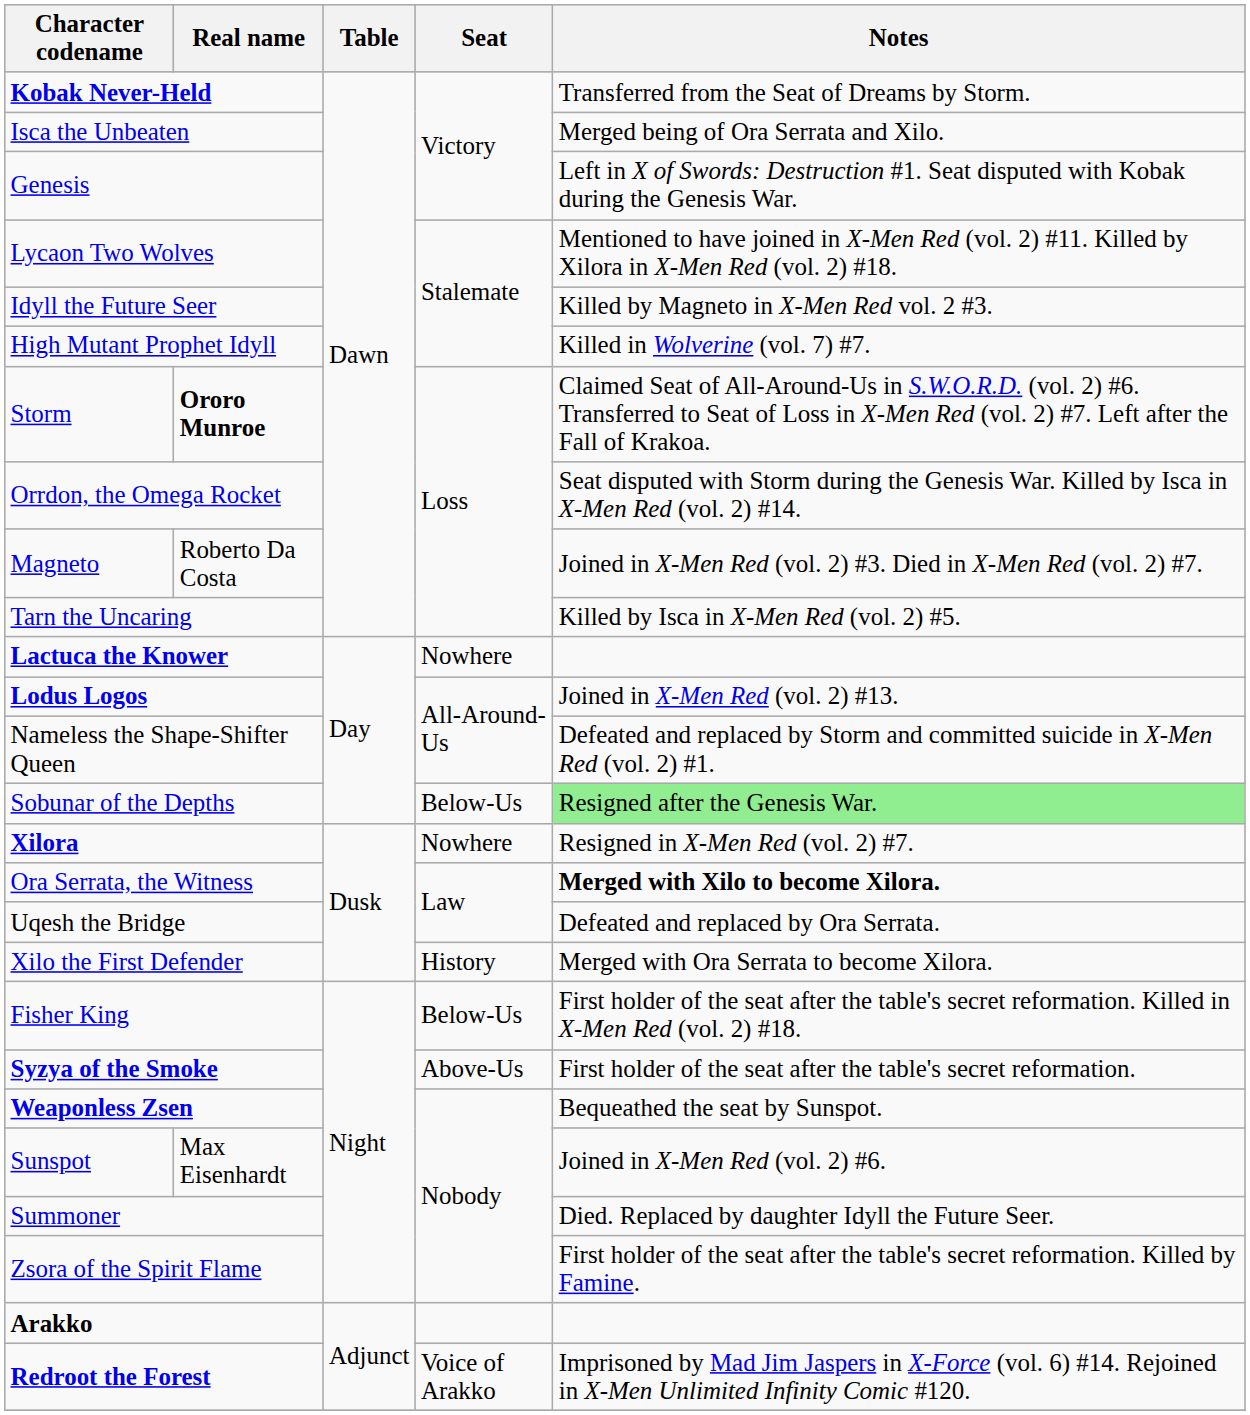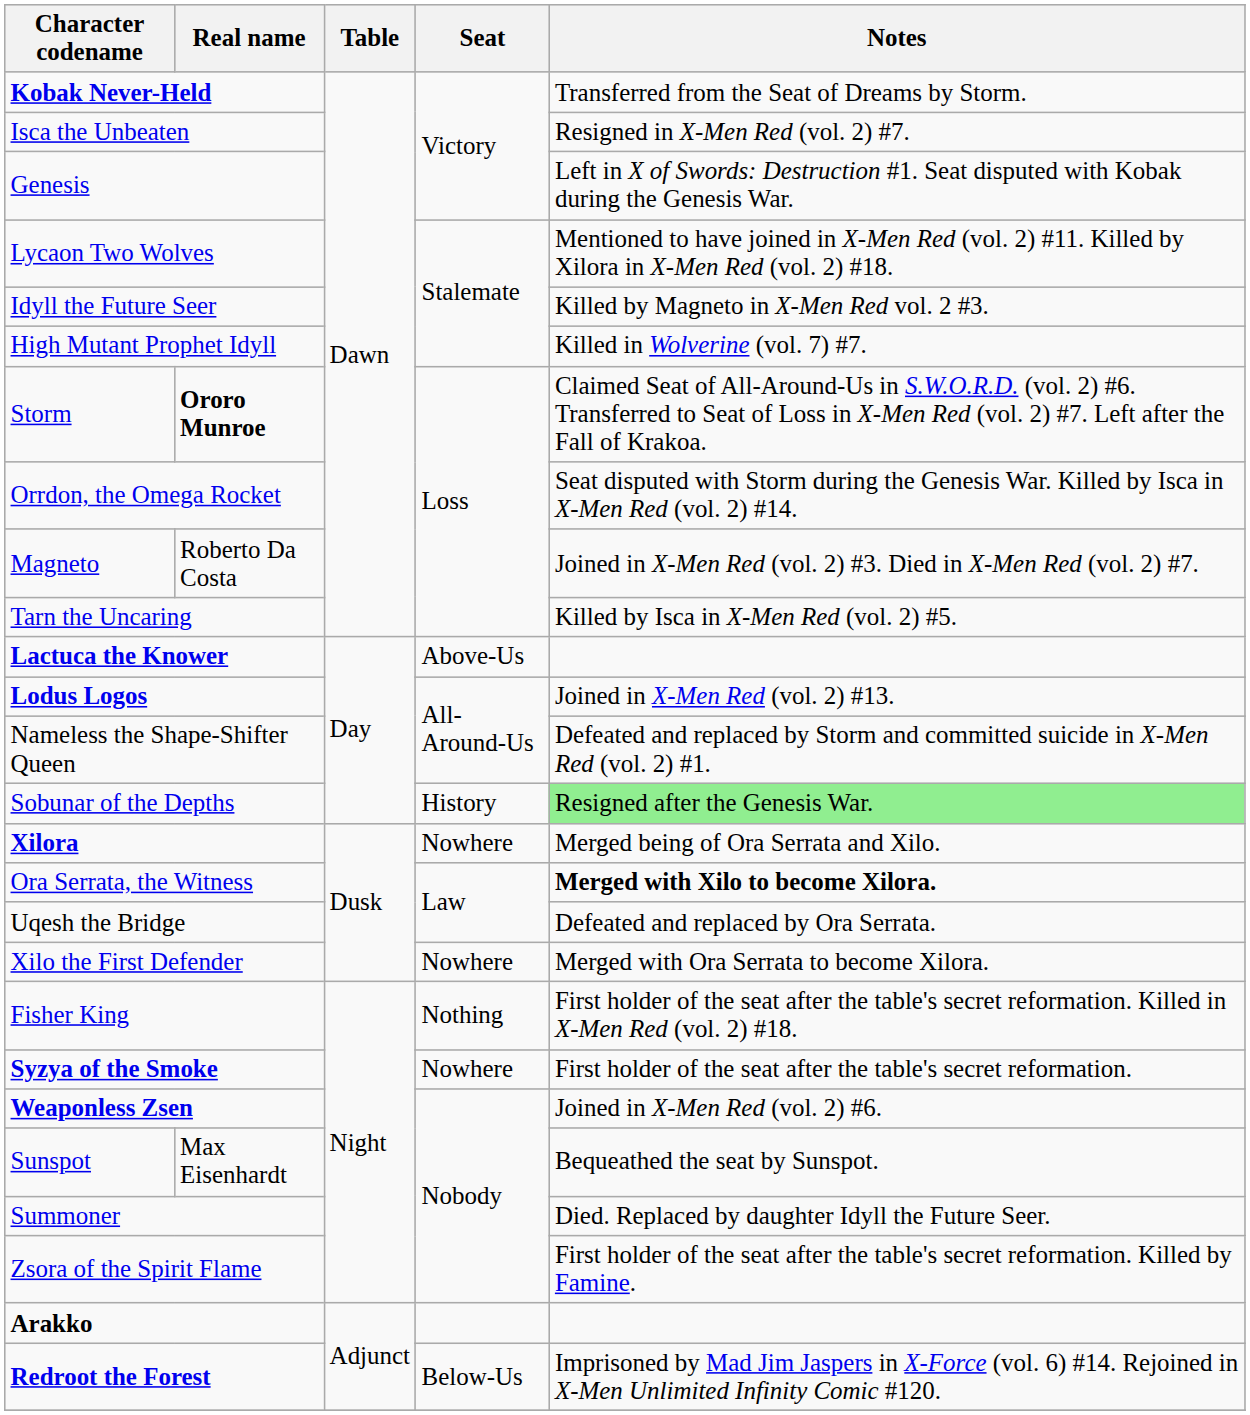(752, 131) Merged being of Ora Serrata and Xilo. -> (732, 131) Resigned in X-Men Red (vol. 2) #7.
(467, 656) Nowhere -> (473, 656) Above-Us
(472, 803) Below-Us -> (459, 803) History
(736, 842) Resigned in X-Men Red (vol. 2) #7. -> (748, 842) Merged being of Ora Serrata and Xilo.
(458, 961) History -> (467, 961) Nowhere
(472, 1015) Below-Us -> (462, 1015) Nothing
(472, 1068) Above-Us -> (467, 1068) Nowhere
(721, 1108) Bequeathed the seat by Sunspot. -> (718, 1108) Joined in X-Men Red (vol. 2) #6.
(722, 1161) Joined in X-Men Red (vol. 2) #6. -> (717, 1161) Bequeathed the seat by Sunspot.
(463, 1376) Voice of Arakko -> (472, 1376) Below-Us
